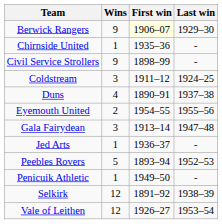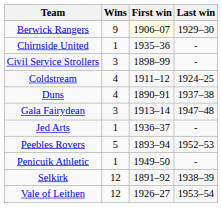(115, 62) 9 -> (115, 62) 3
(115, 78) 3 -> (115, 78) 4
- row: (53, 111)
